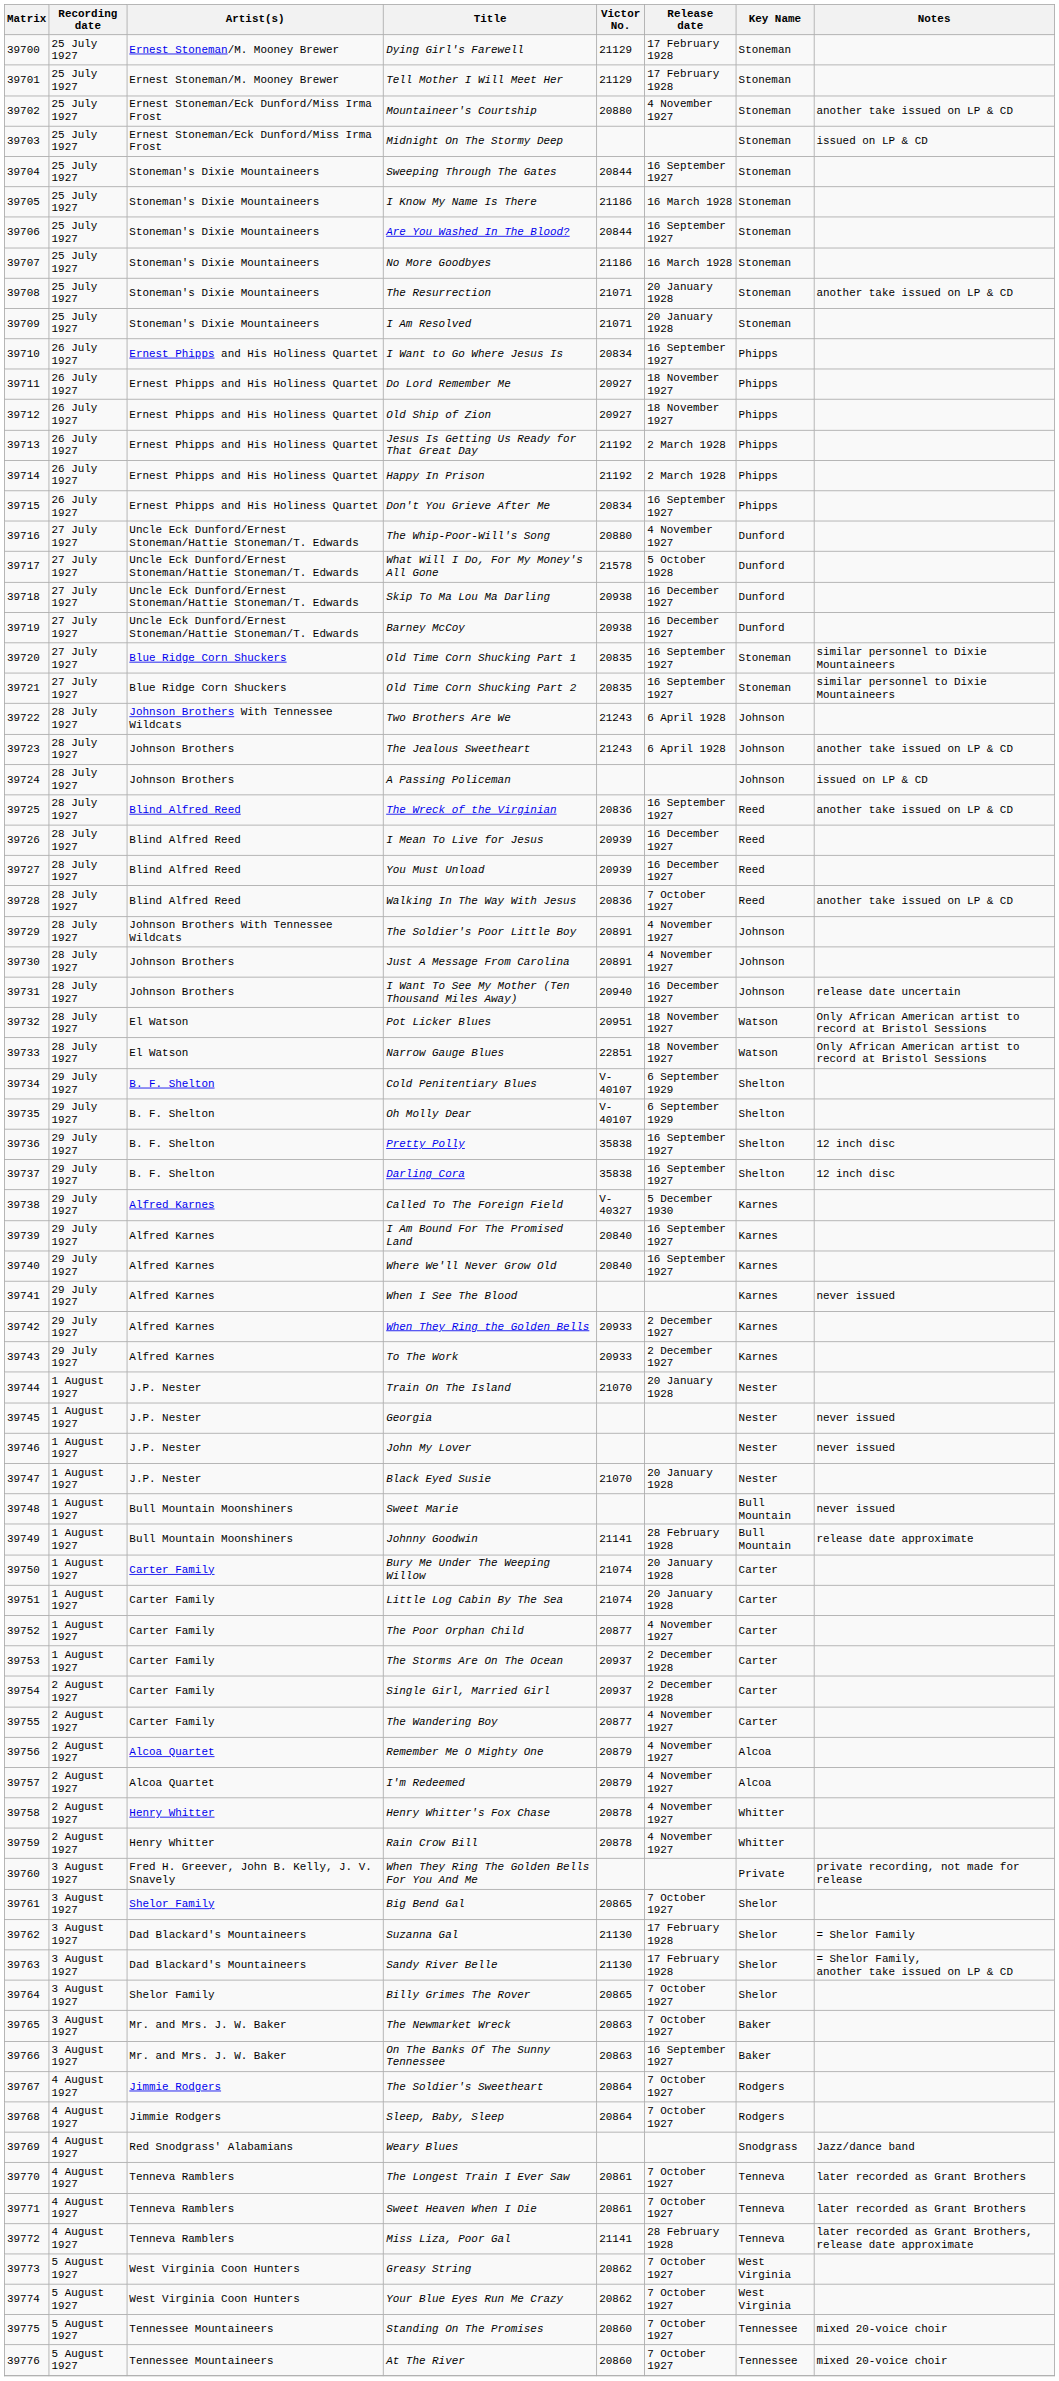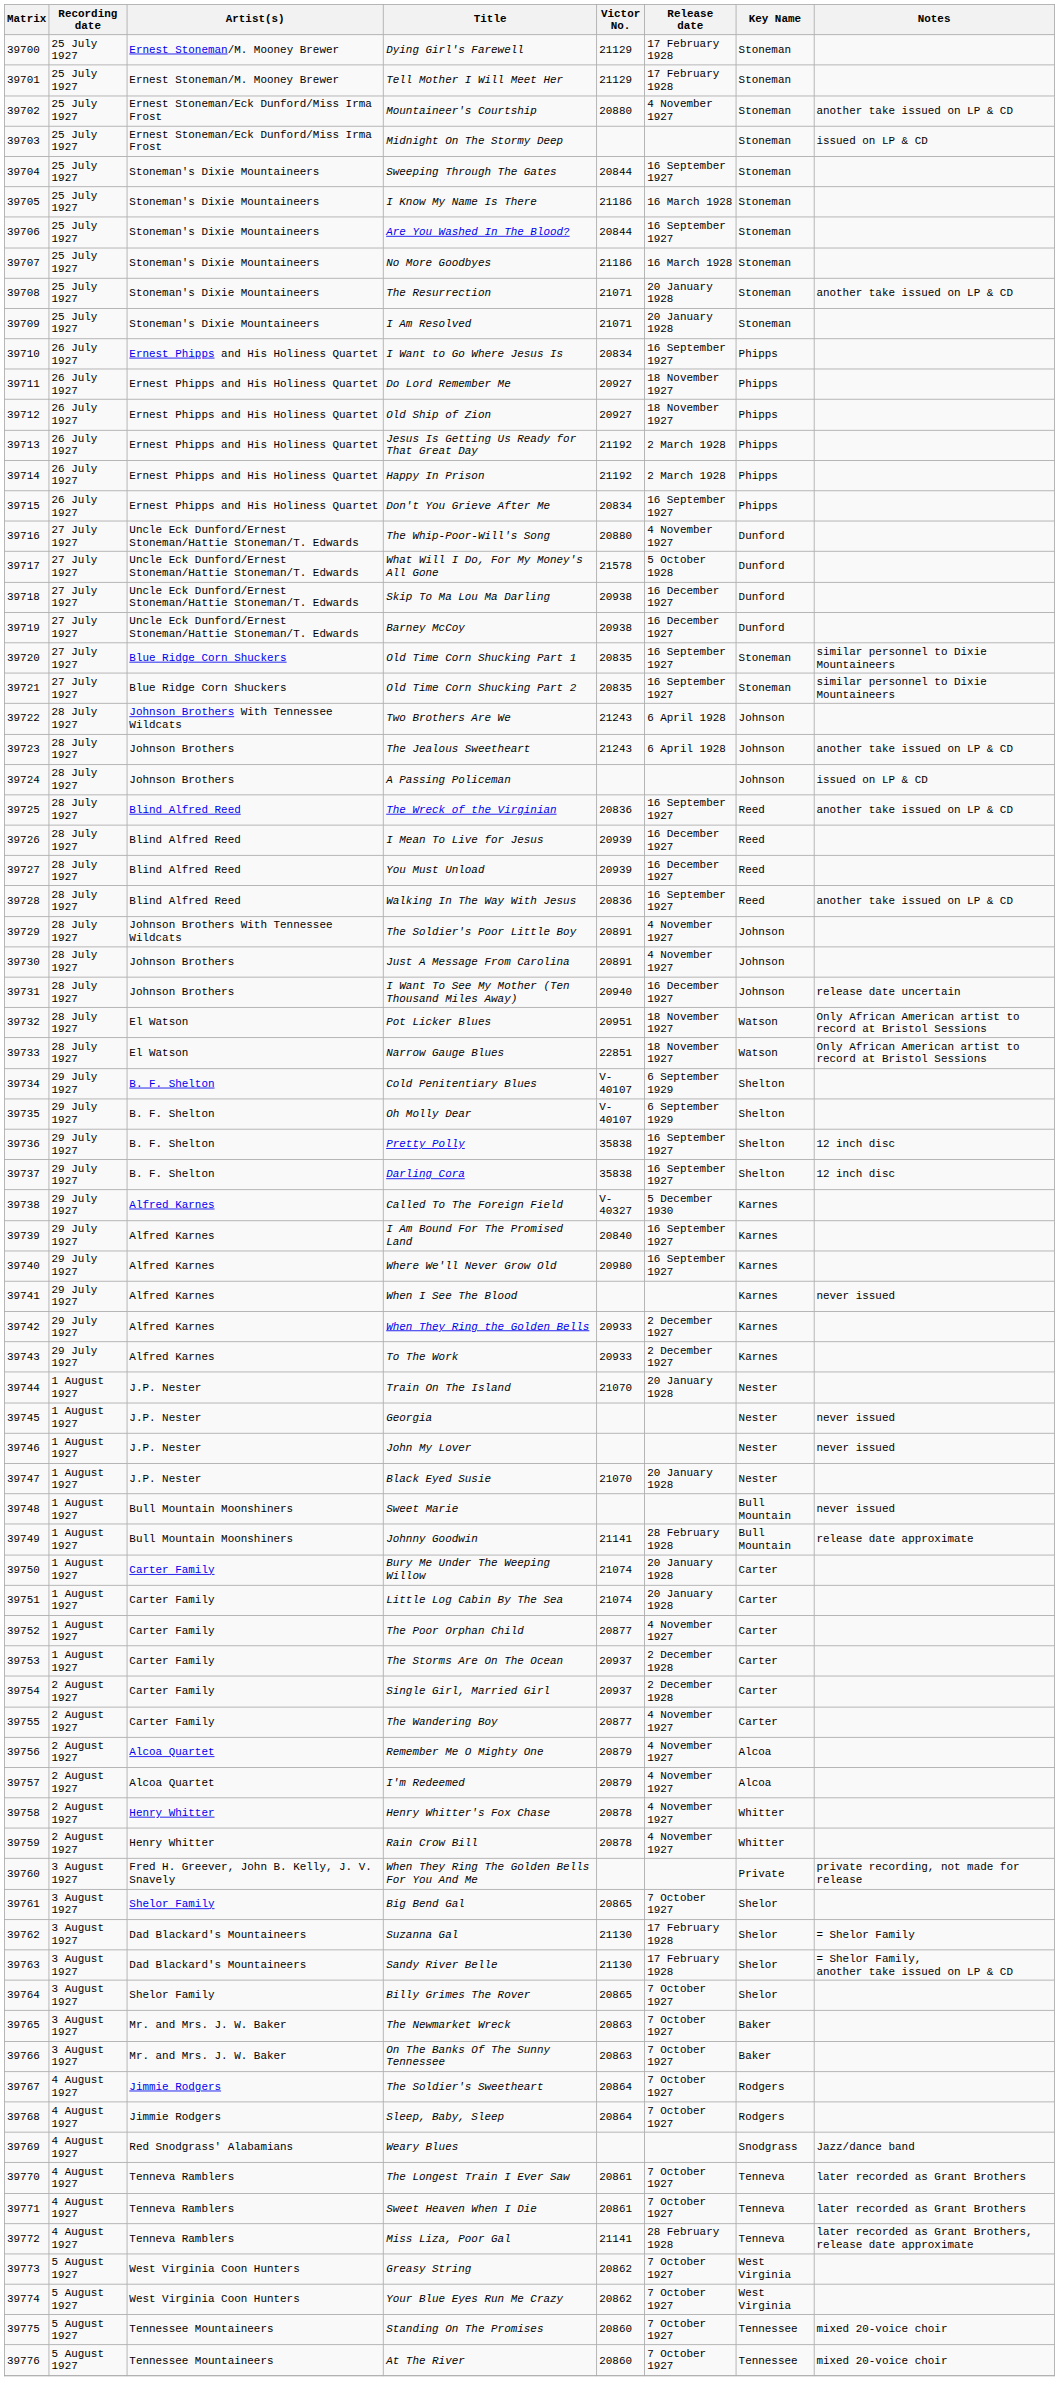(677, 901) 7 October 1927 -> (686, 901) 16 September 1927
(616, 1266) 20840 -> (616, 1266) 20980
(686, 2056) 16 September 1927 -> (677, 2056) 7 October 1927
